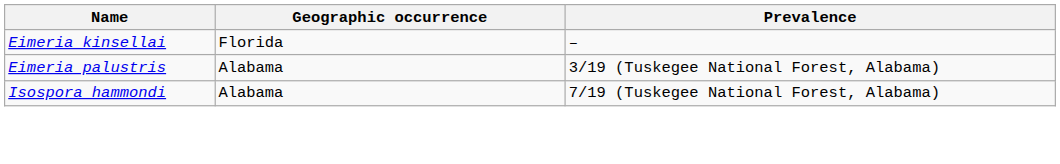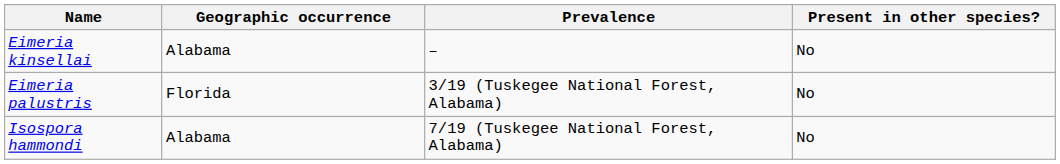+ column: (924, 17)
(251, 42) Florida -> (198, 51) Alabama
(251, 68) Alabama -> (198, 94) Florida
